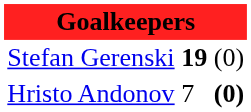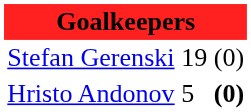(194, 57) bold -> (194, 57) normal
(188, 93) 7 -> (188, 93) 5
